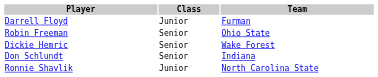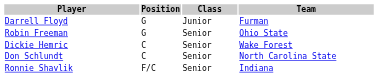+ column: (161, 10)
(238, 57) Indiana -> (288, 57) North Carolina State
(174, 68) Junior -> (197, 68) Senior
(270, 68) North Carolina State -> (256, 68) Indiana
